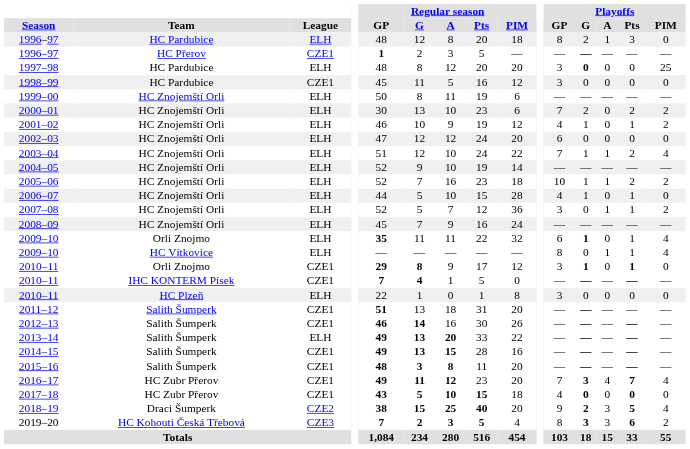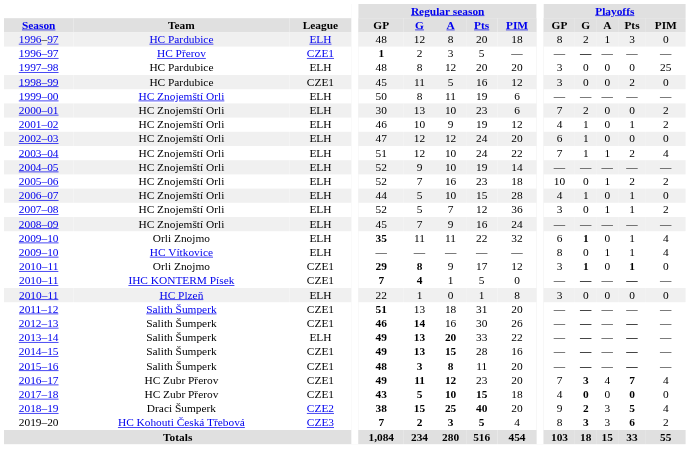(586, 68) bold -> (586, 68) normal
(632, 82) 0 -> (632, 82) 2
(632, 110) 2 -> (632, 110) 0
(586, 139) 0 -> (586, 139) 1
(586, 181) 1 -> (586, 181) 0
